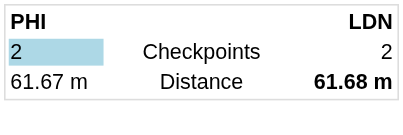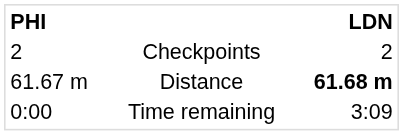(16, 52) lightblue background -> (16, 52) no background
+ row: (201, 112)
